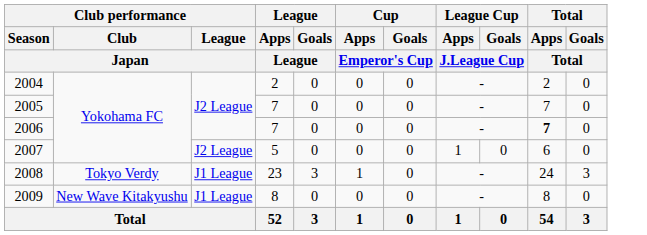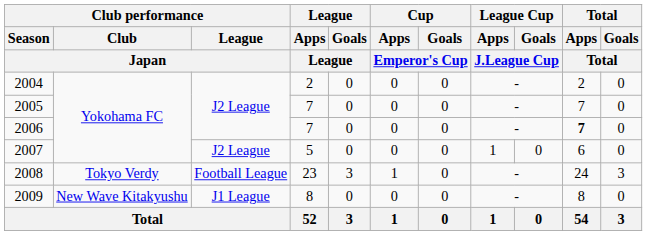(223, 173) J1 League -> (241, 173) Football League
